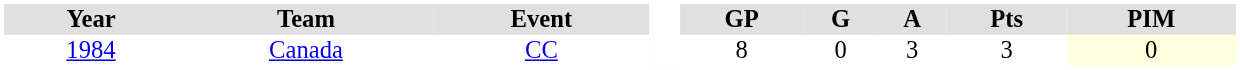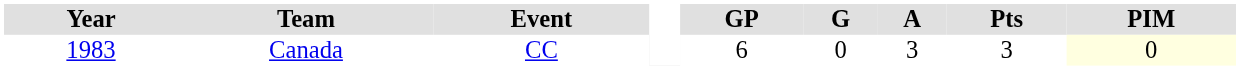(91, 49) 1984 -> (91, 49) 1983
(742, 49) 8 -> (742, 49) 6
